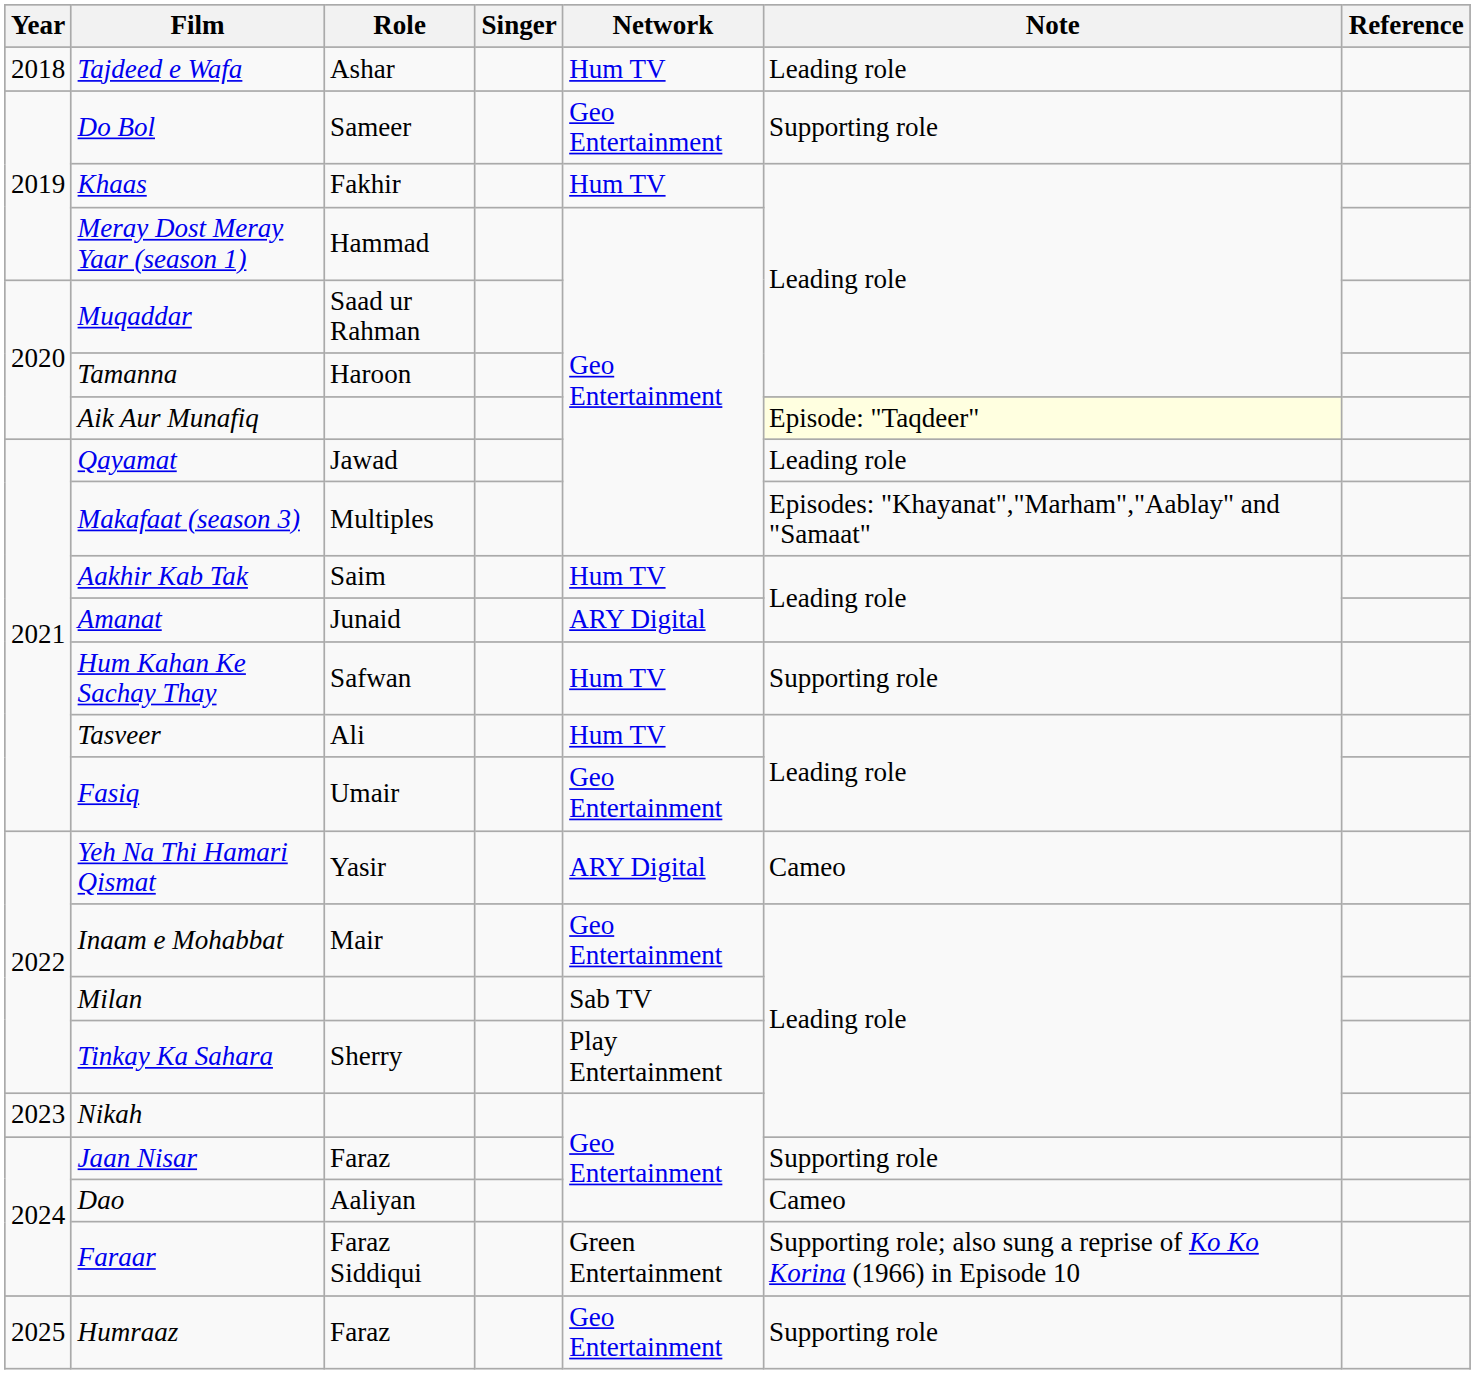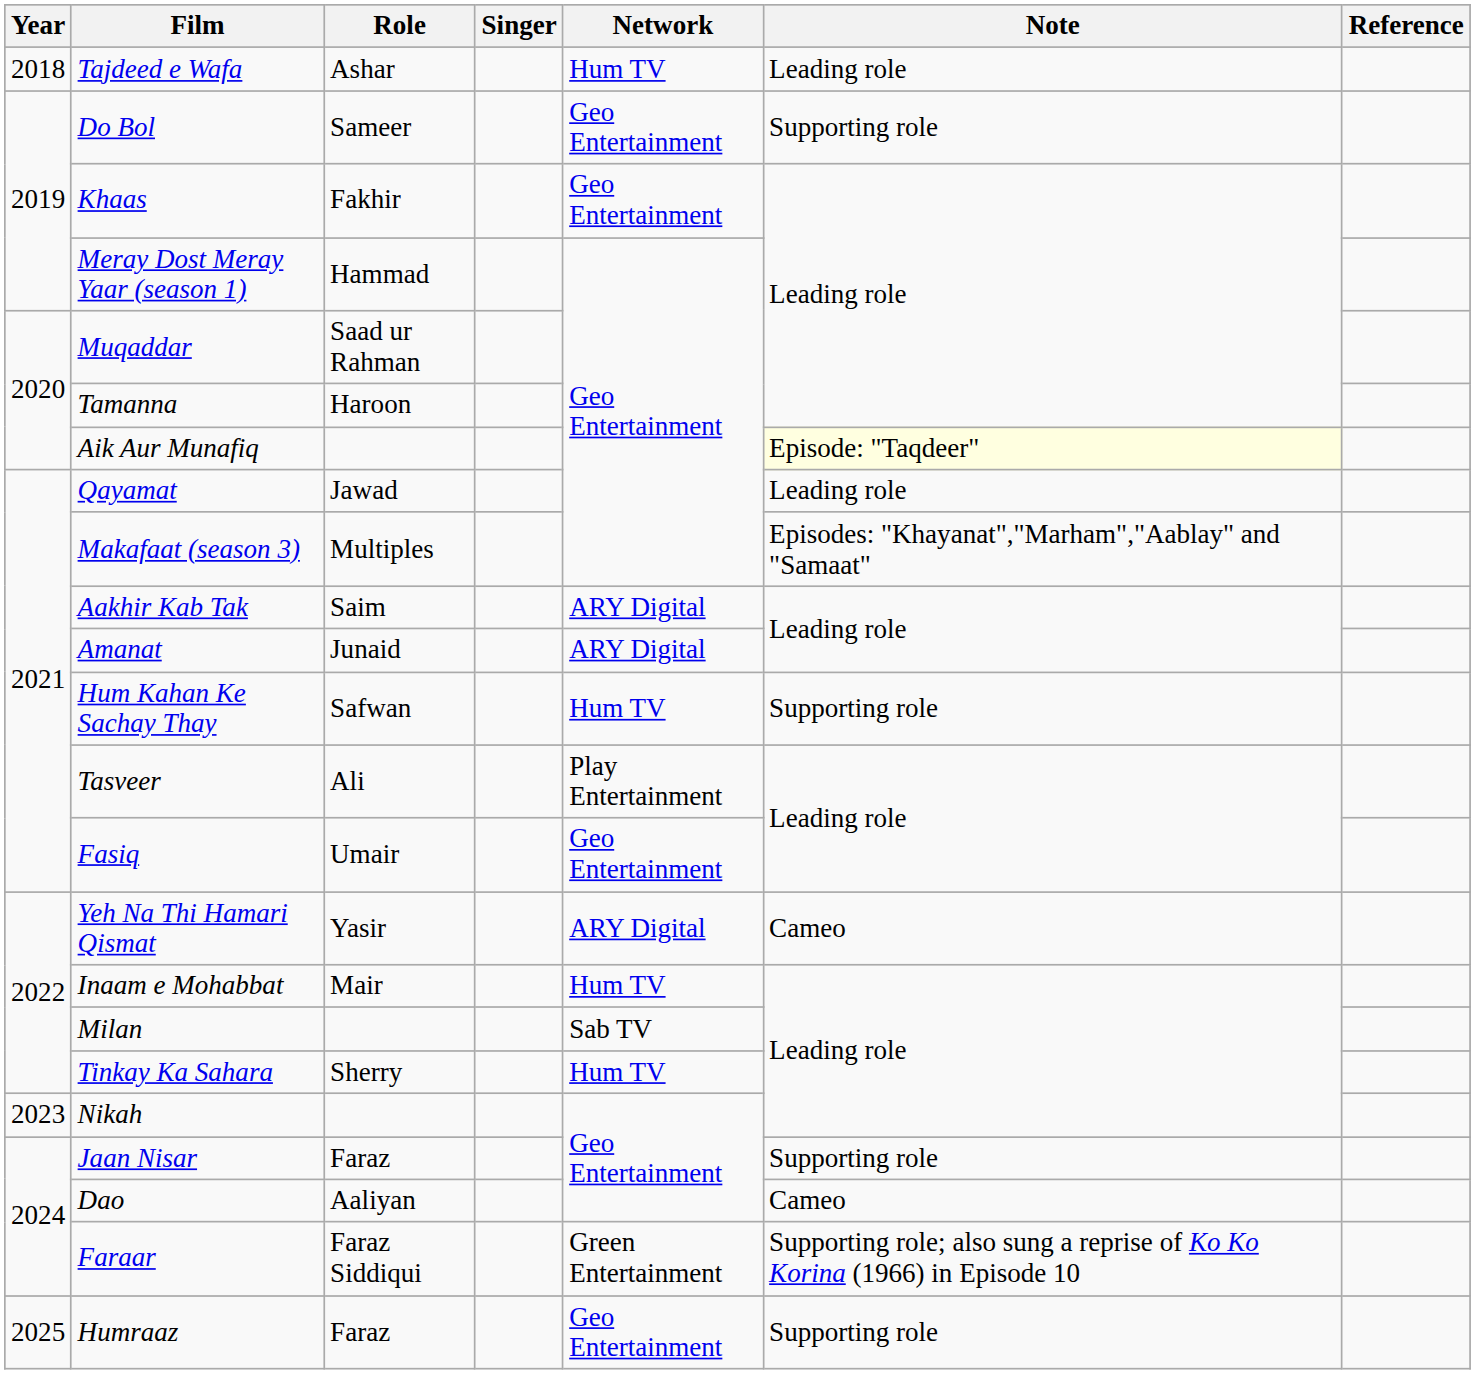(617, 185) Hum TV -> (646, 200) Geo Entertainment
(617, 576) Hum TV -> (637, 606) ARY Digital
(617, 735) Hum TV -> (646, 781) Play Entertainment
(646, 940) Geo Entertainment -> (617, 985) Hum TV
(646, 1056) Play Entertainment -> (617, 1071) Hum TV
